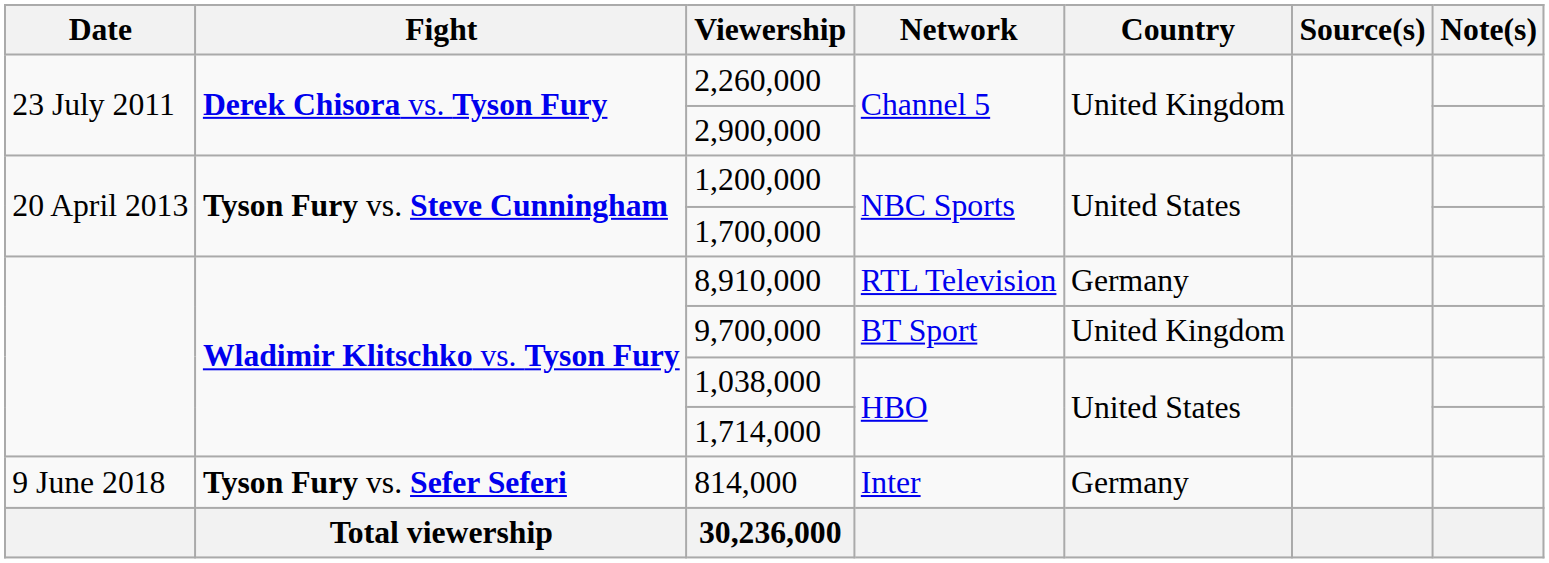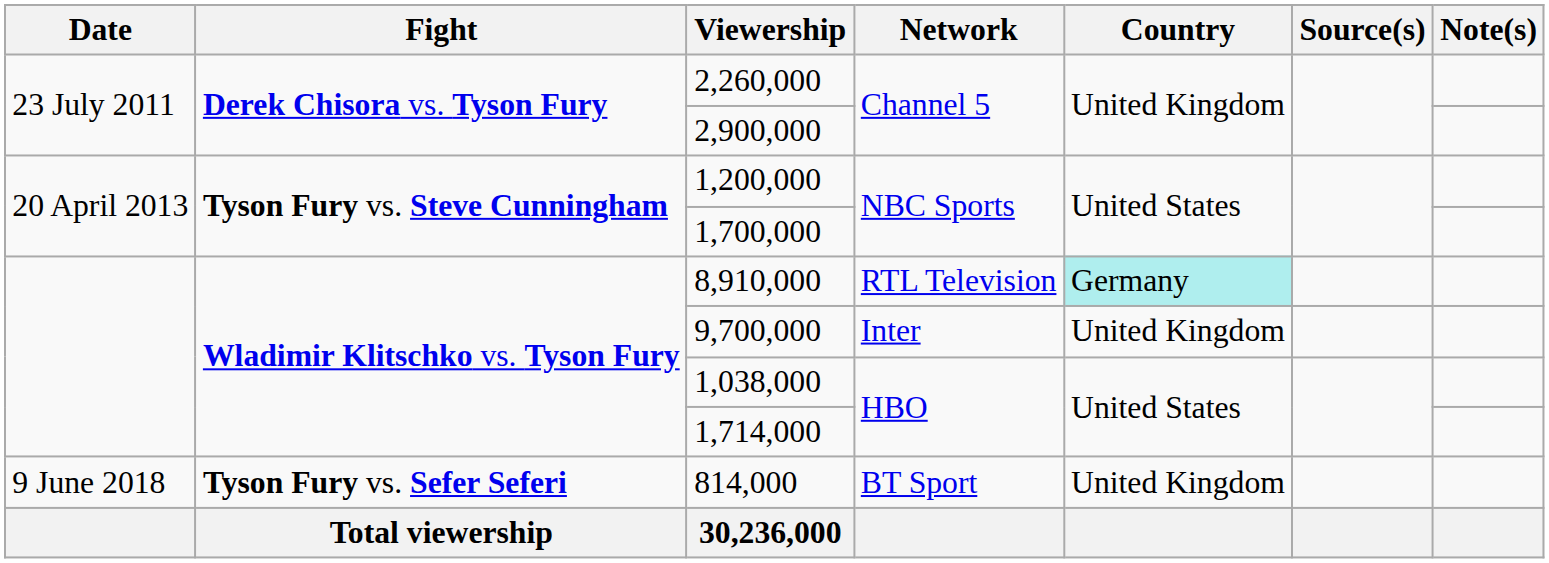(1130, 280) no background -> (1130, 280) paleturquoise background
(919, 331) BT Sport -> (891, 331) Inter
(891, 481) Inter -> (919, 481) BT Sport
(1130, 481) Germany -> (1178, 481) United Kingdom
